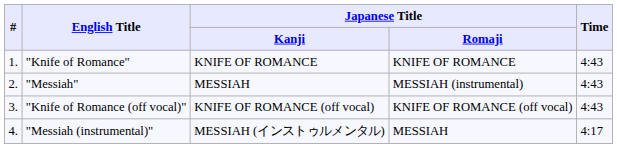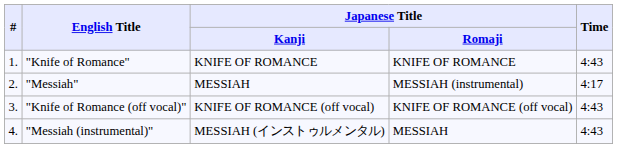(592, 84) 4:43 -> (592, 84) 4:17
(592, 131) 4:17 -> (592, 131) 4:43
